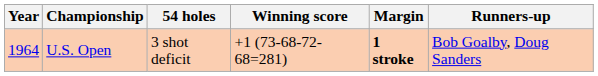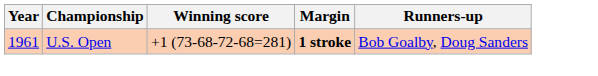- column: (189, 16)
(24, 50) 1964 -> (24, 41) 1961
